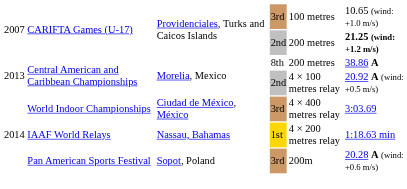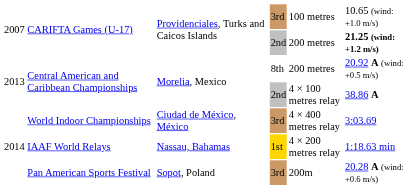(362, 62) 38.86 A -> (374, 68) 20.92 A (wind: +0.5 m/s)
(374, 83) 20.92 A (wind: +0.5 m/s) -> (362, 94) 38.86 A
